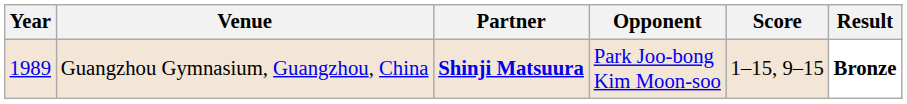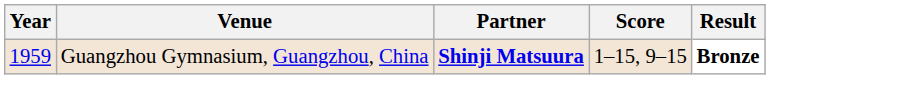- column: (657, 21)
(30, 68) 1989 -> (30, 56) 1959
